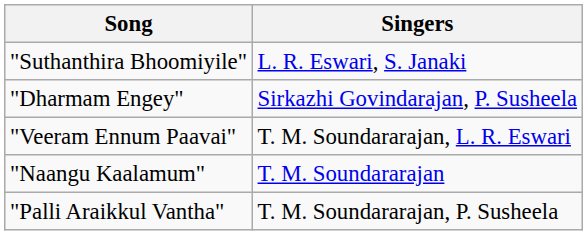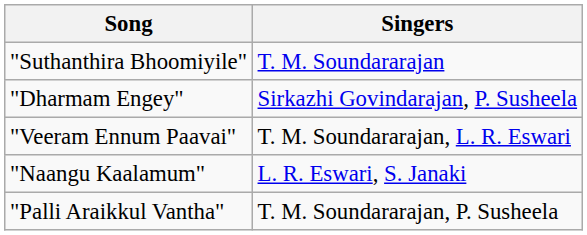(362, 61) L. R. Eswari, S. Janaki -> (351, 61) T. M. Soundararajan
(351, 173) T. M. Soundararajan -> (362, 173) L. R. Eswari, S. Janaki
